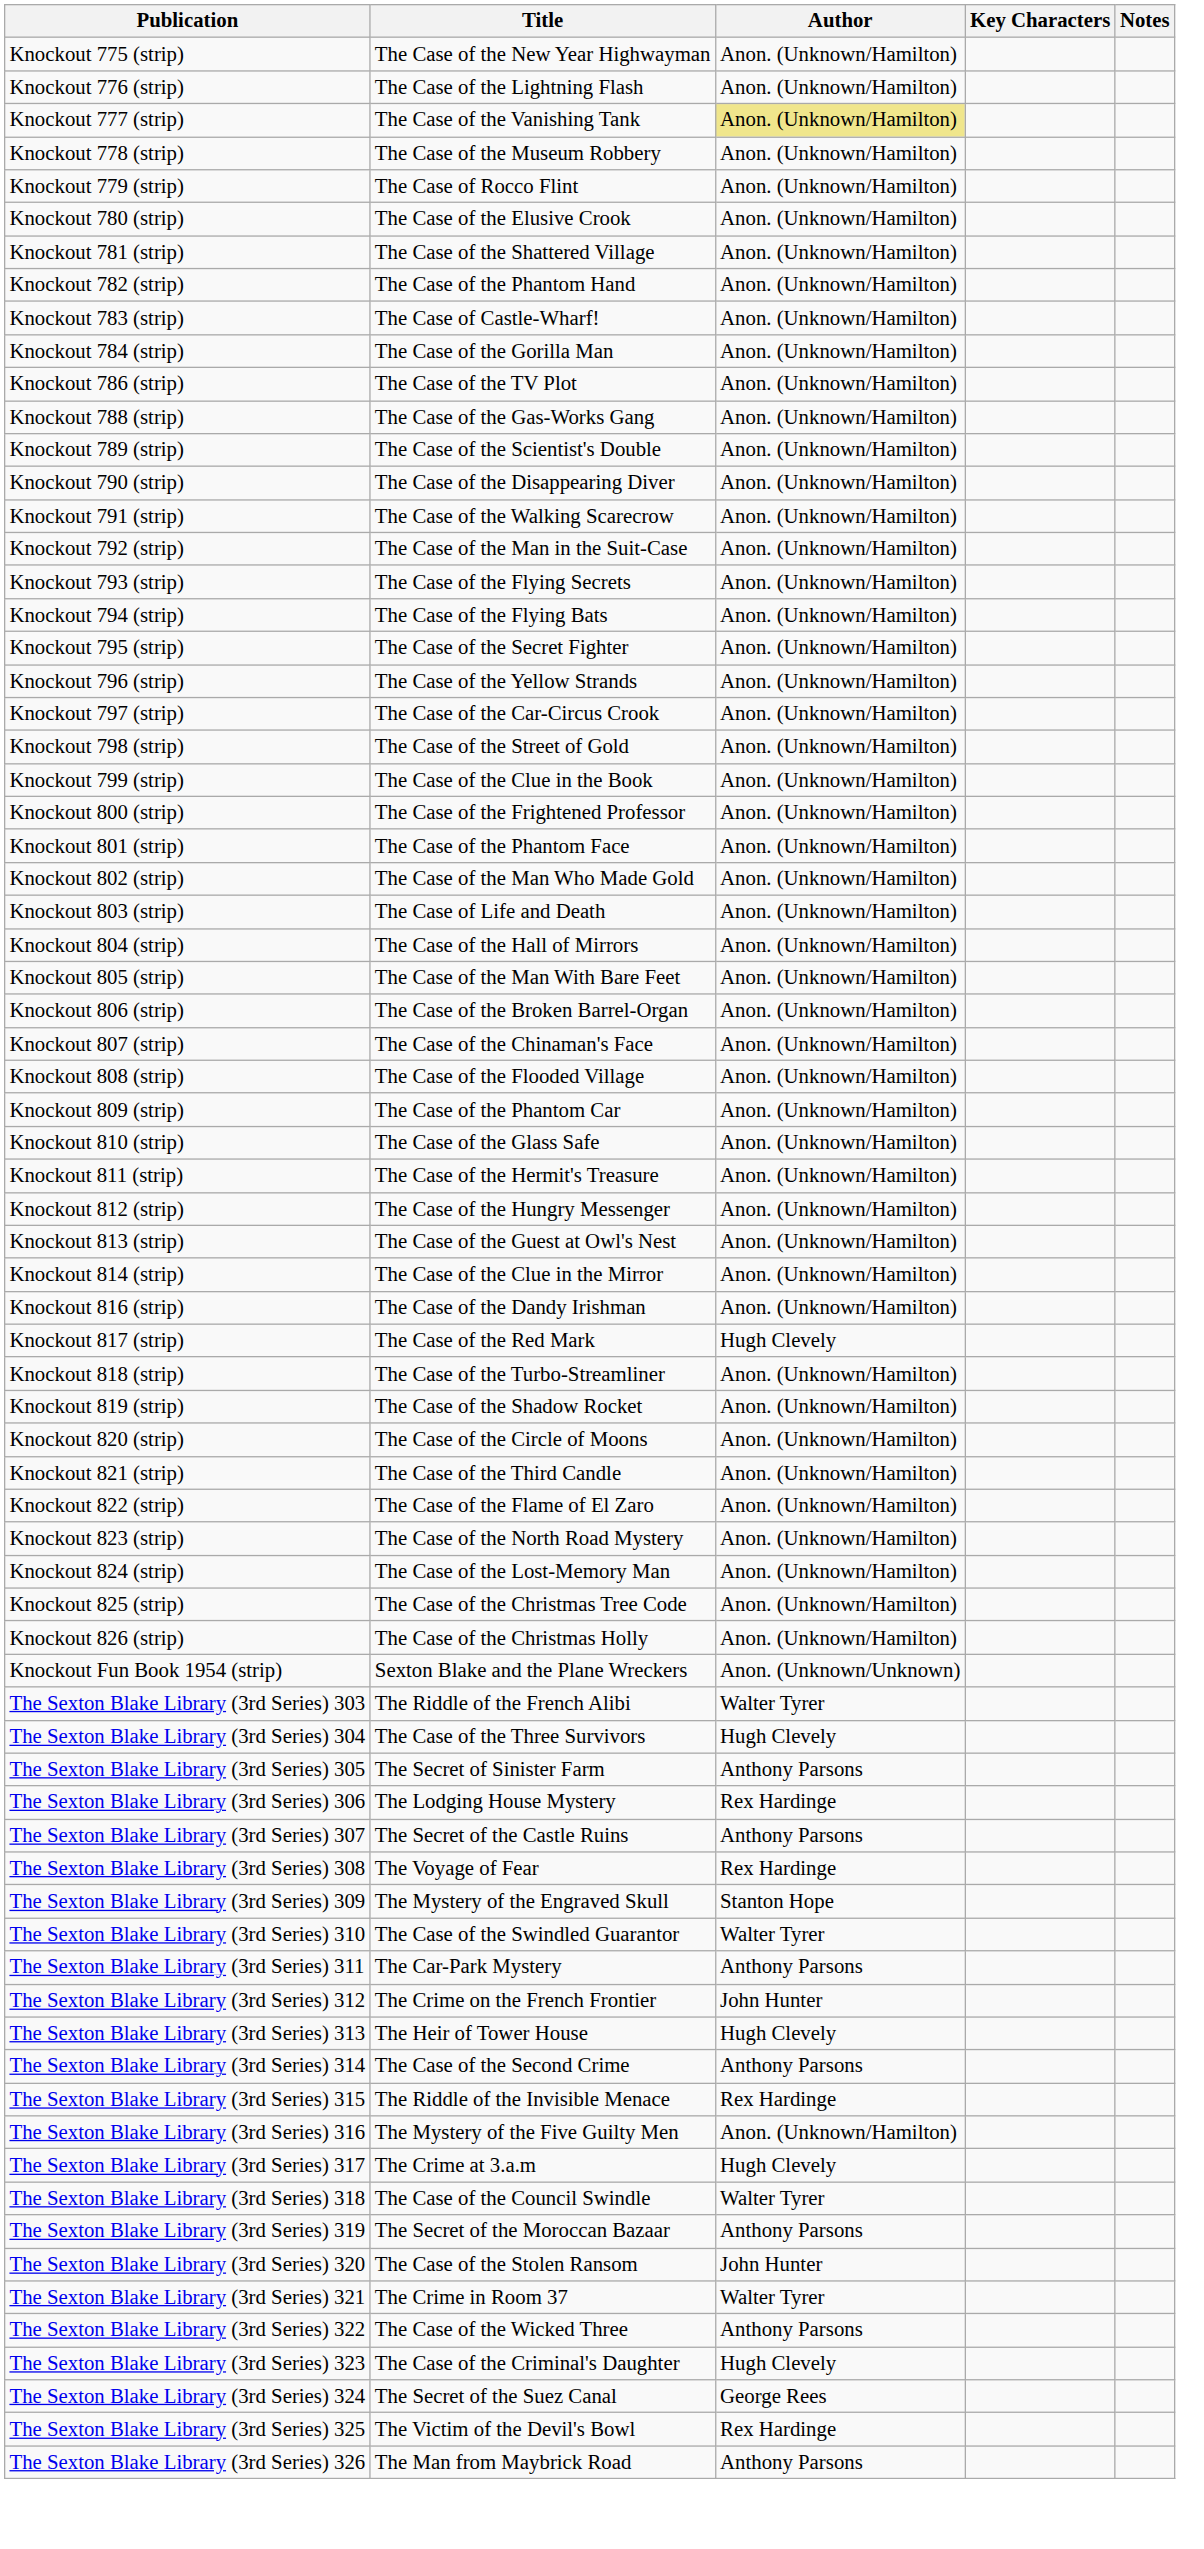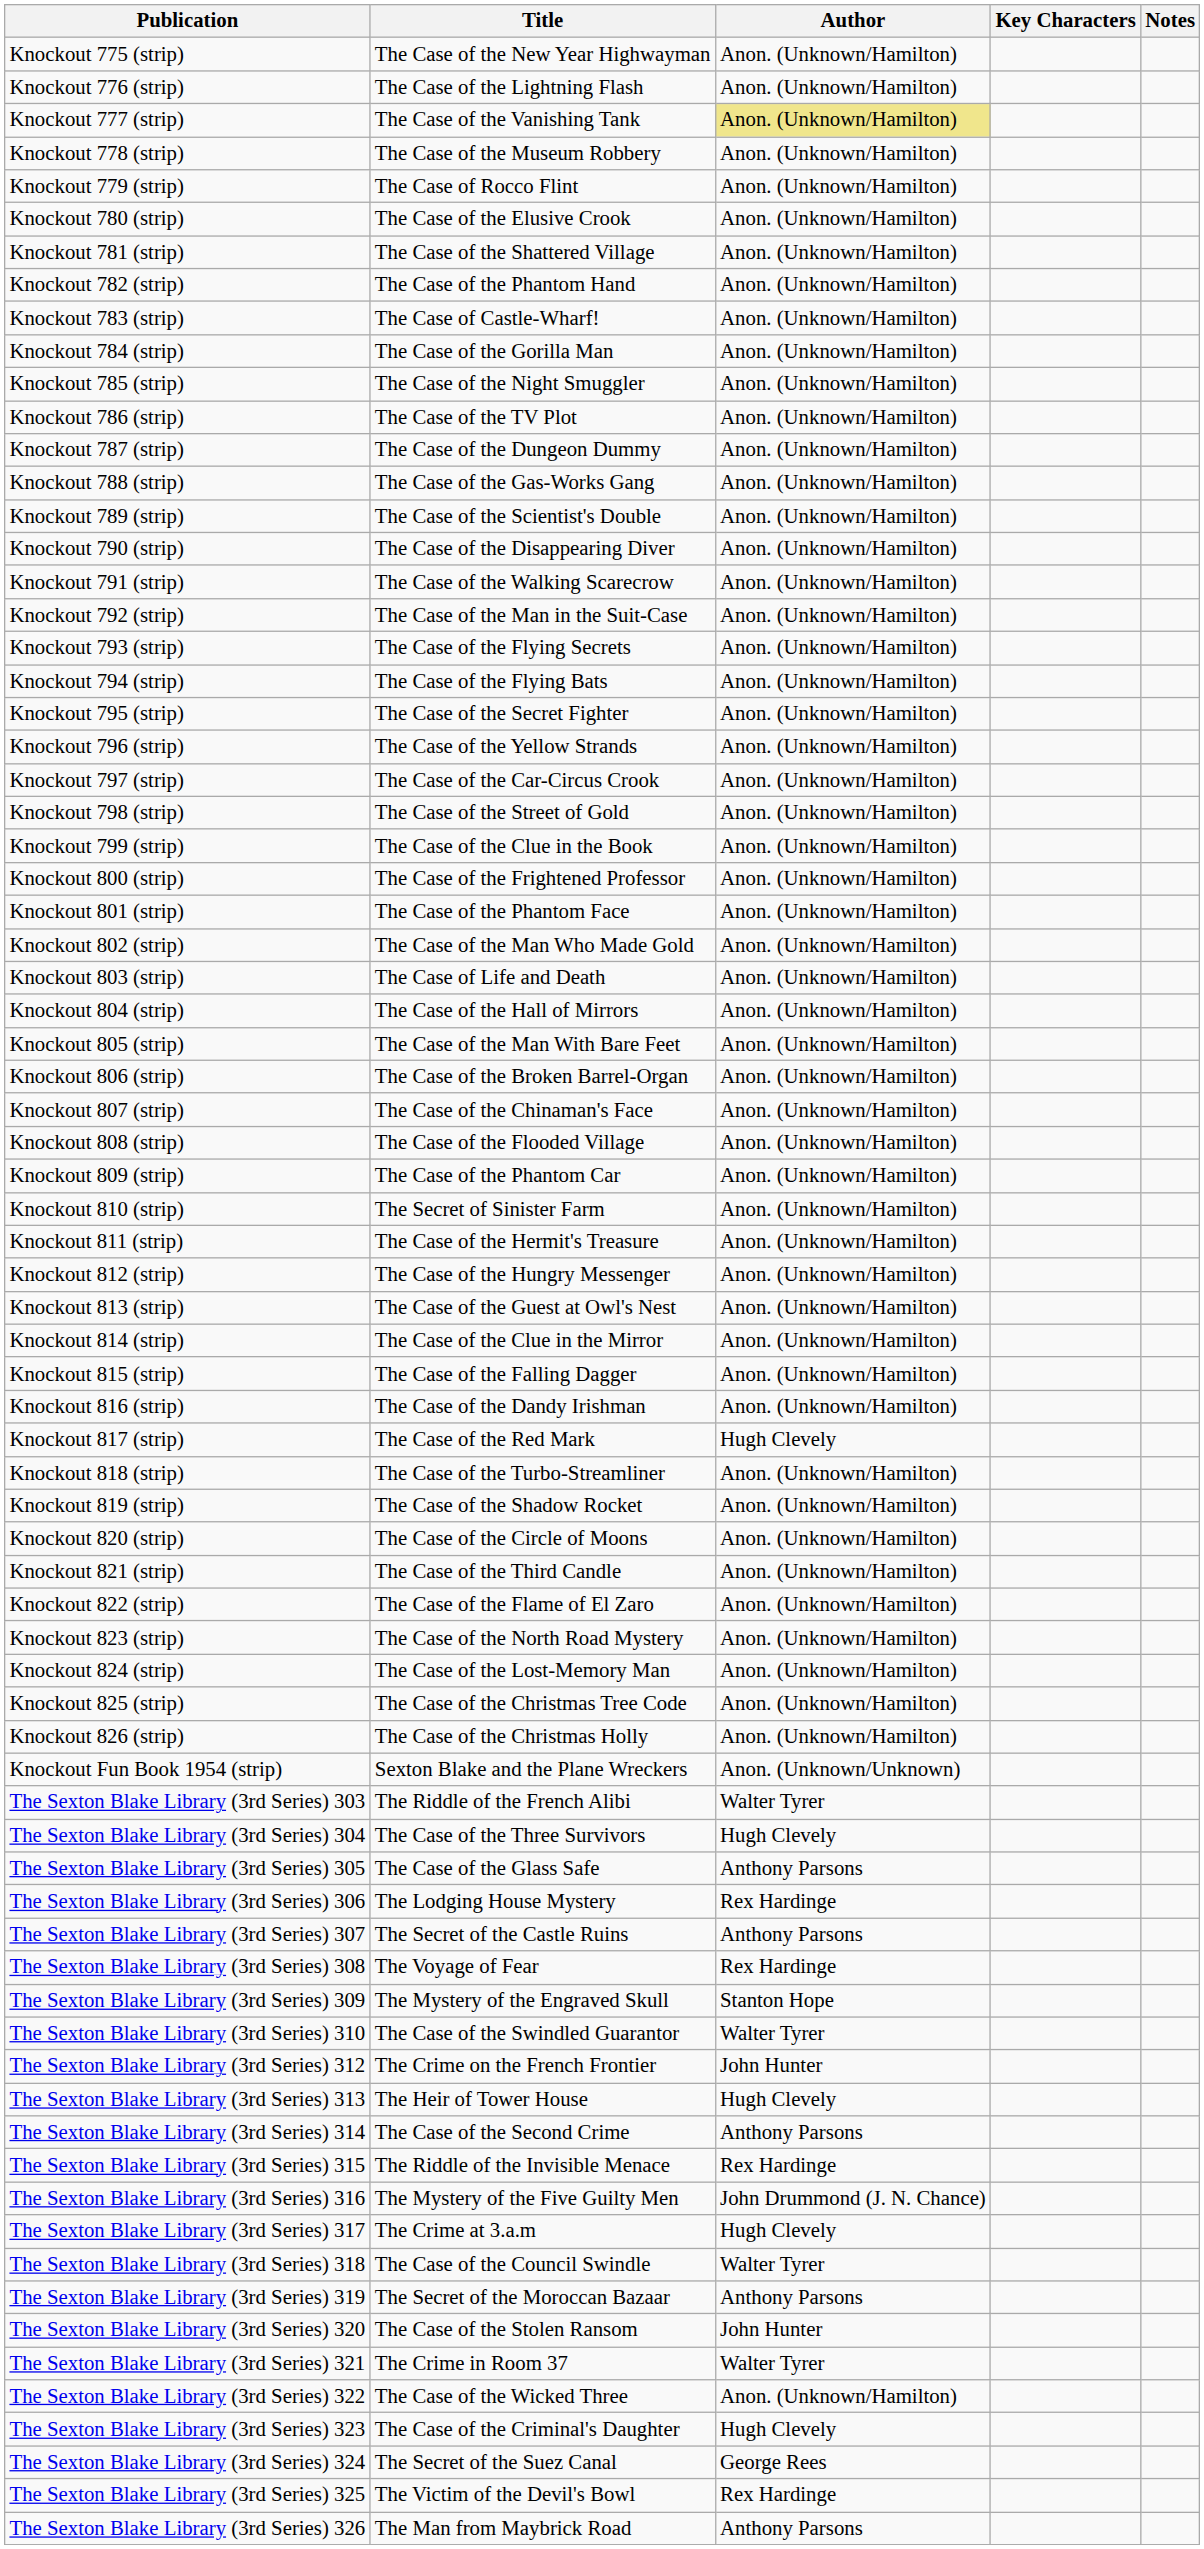+ row: (97, 383)
+ row: (97, 449)
(487, 1142) The Case of the Glass Safe -> (490, 1208) The Secret of Sinister Farm
+ row: (97, 1373)
(490, 1769) The Secret of Sinister Farm -> (487, 1868) The Case of the Glass Safe
- row: (187, 1967)
(838, 2132) Anon. (Unknown/Hamilton) -> (853, 2198) John Drummond (J. N. Chance)
(791, 2330) Anthony Parsons -> (838, 2396) Anon. (Unknown/Hamilton)
